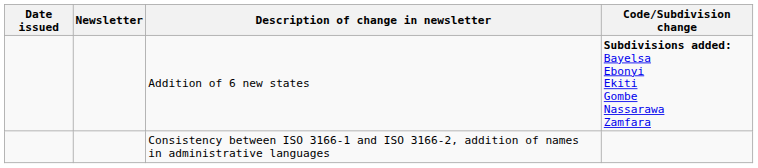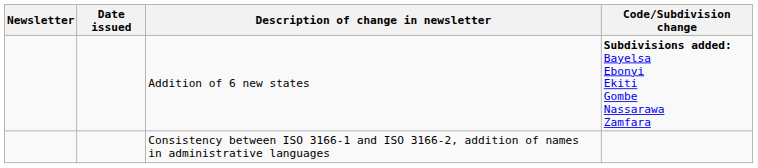columns swapped: (109, 20) <-> (39, 20)
